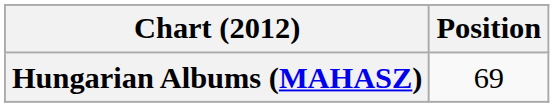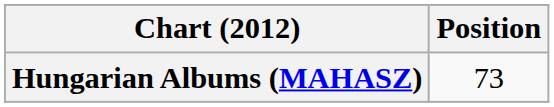(489, 76) 69 -> (489, 76) 73
